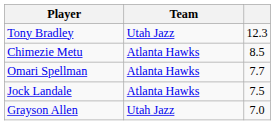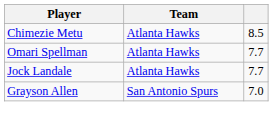- row: (40, 33)
(257, 91) 7.5 -> (256, 71) 7.7
(151, 110) Utah Jazz -> (172, 91) San Antonio Spurs
